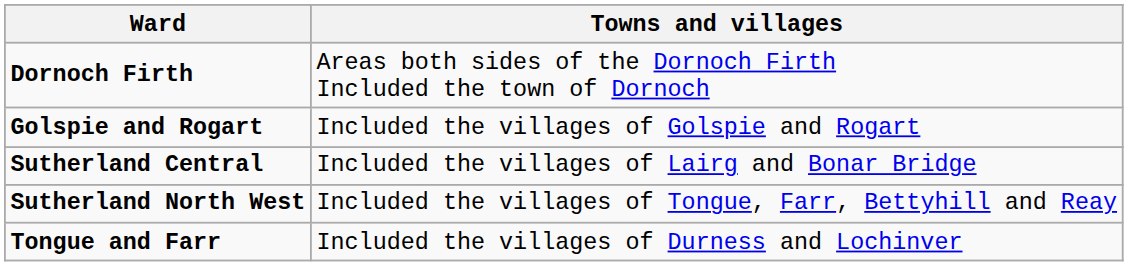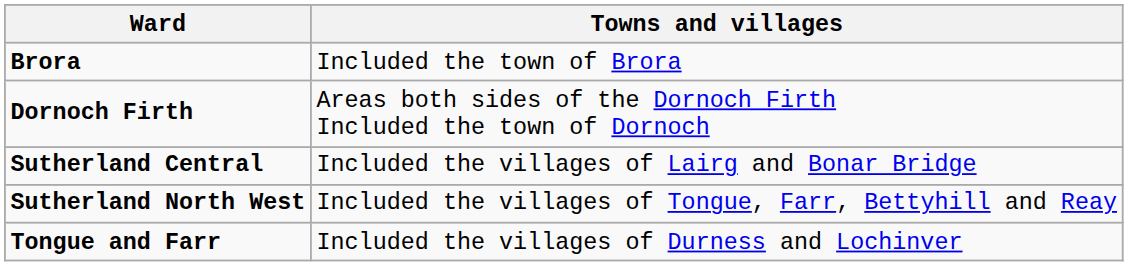+ row: (46, 62)
- row: (137, 127)
